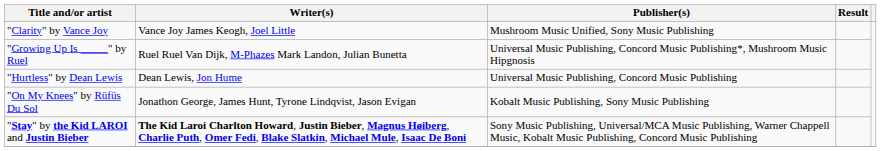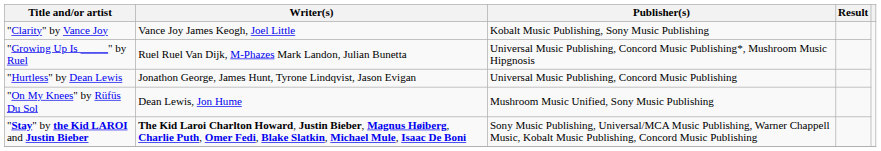(602, 30) Mushroom Music Unified, Sony Music Publishing -> (599, 30) Kobalt Music Publishing, Sony Music Publishing
(190, 78) Dean Lewis, Jon Hume -> (277, 78) Jonathon George, James Hunt, Tyrone Lindqvist, Jason Evigan
(277, 101) Jonathon George, James Hunt, Tyrone Lindqvist, Jason Evigan -> (190, 101) Dean Lewis, Jon Hume
(599, 101) Kobalt Music Publishing, Sony Music Publishing -> (602, 101) Mushroom Music Unified, Sony Music Publishing
